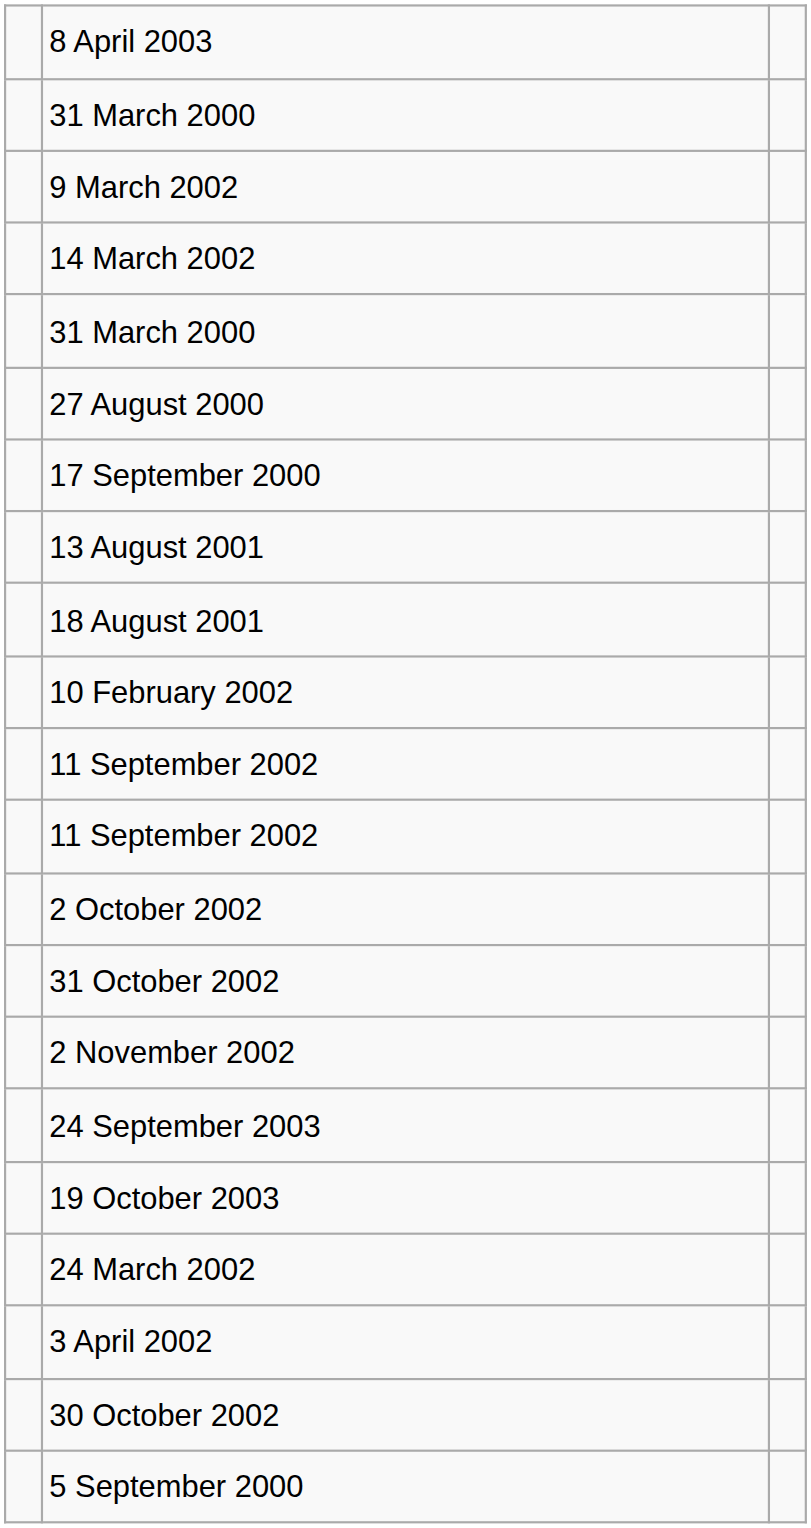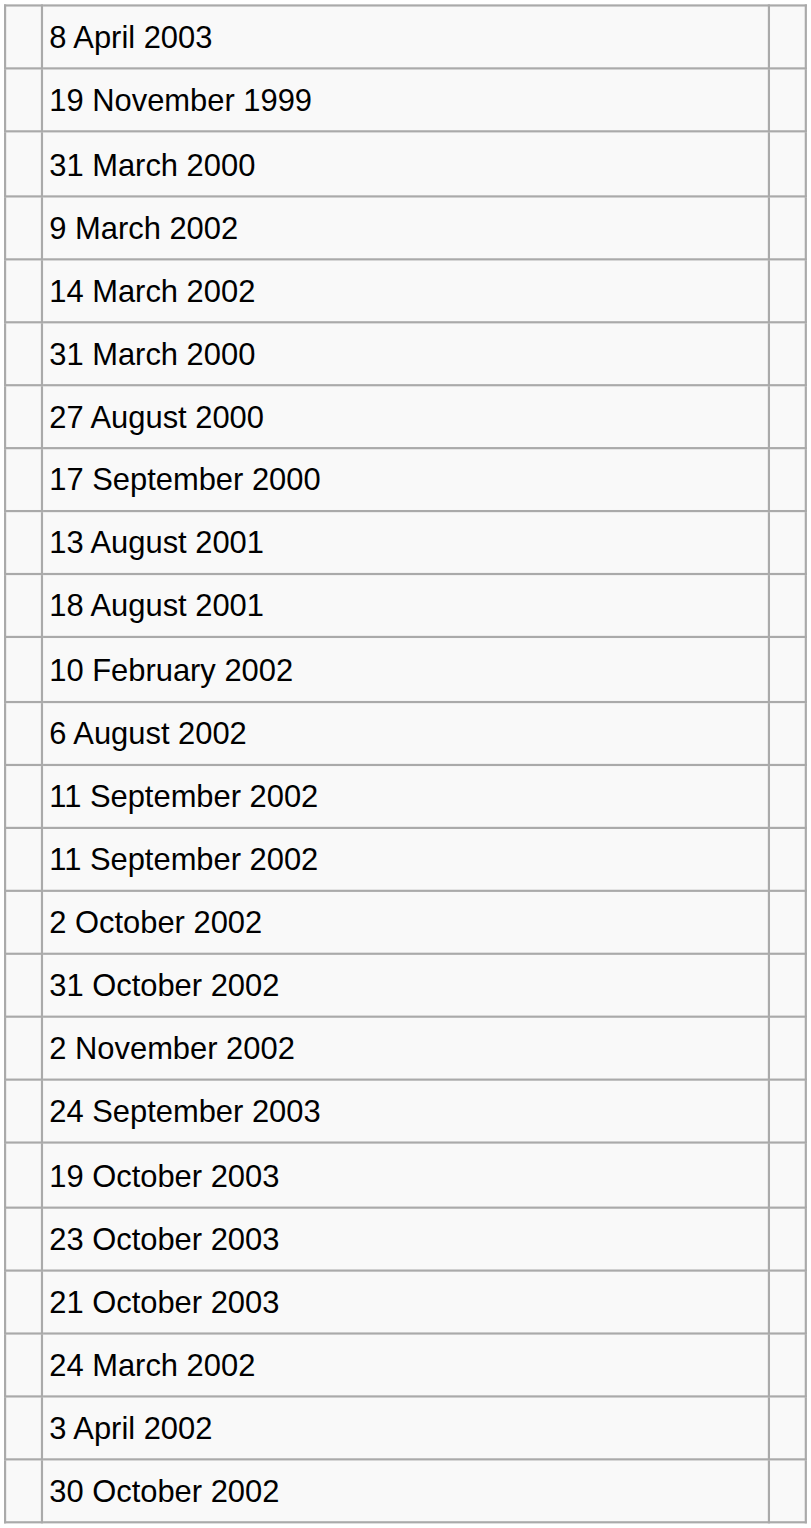+ row: (24, 101)
+ row: (24, 733)
+ row: (24, 1238)
+ row: (24, 1302)
- row: (24, 1487)
